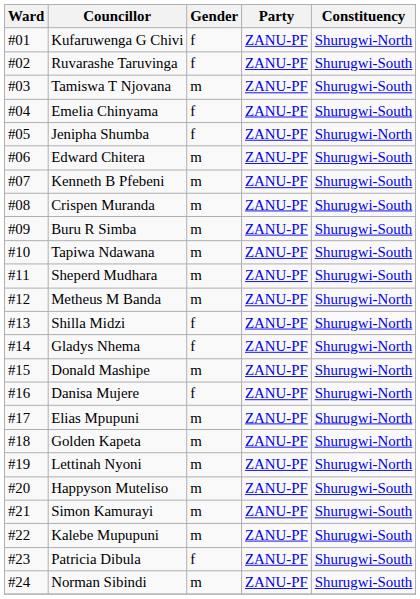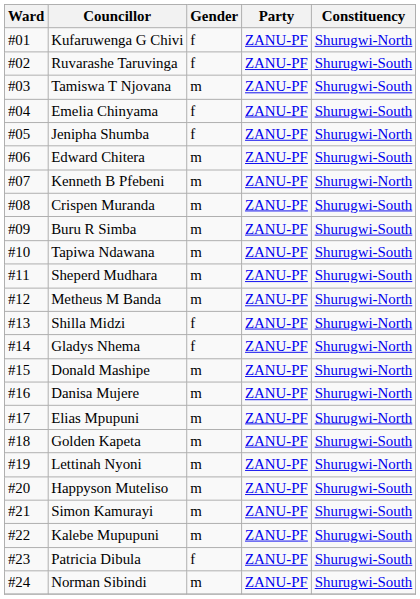(364, 181) Shurugwi-South -> (363, 181) Shurugwi-North
(193, 393) f -> (196, 393) m
(363, 441) Shurugwi-North -> (364, 441) Shurugwi-South
